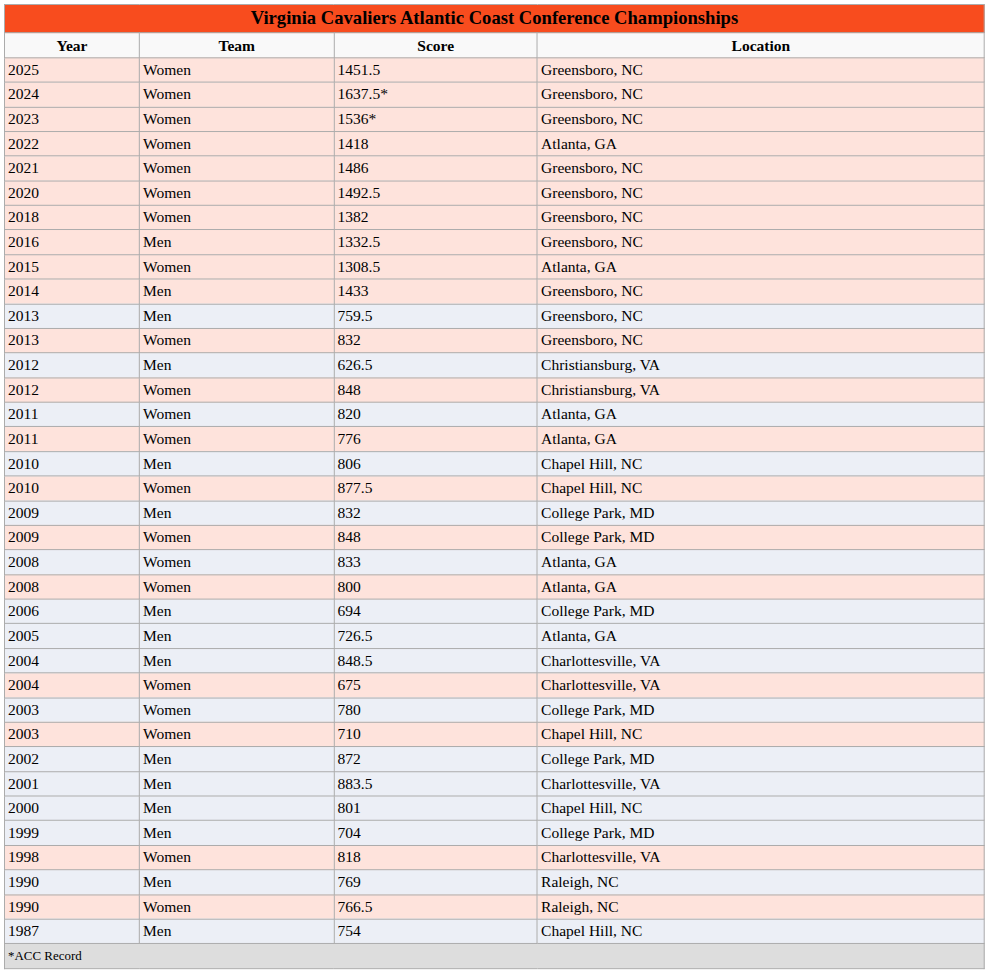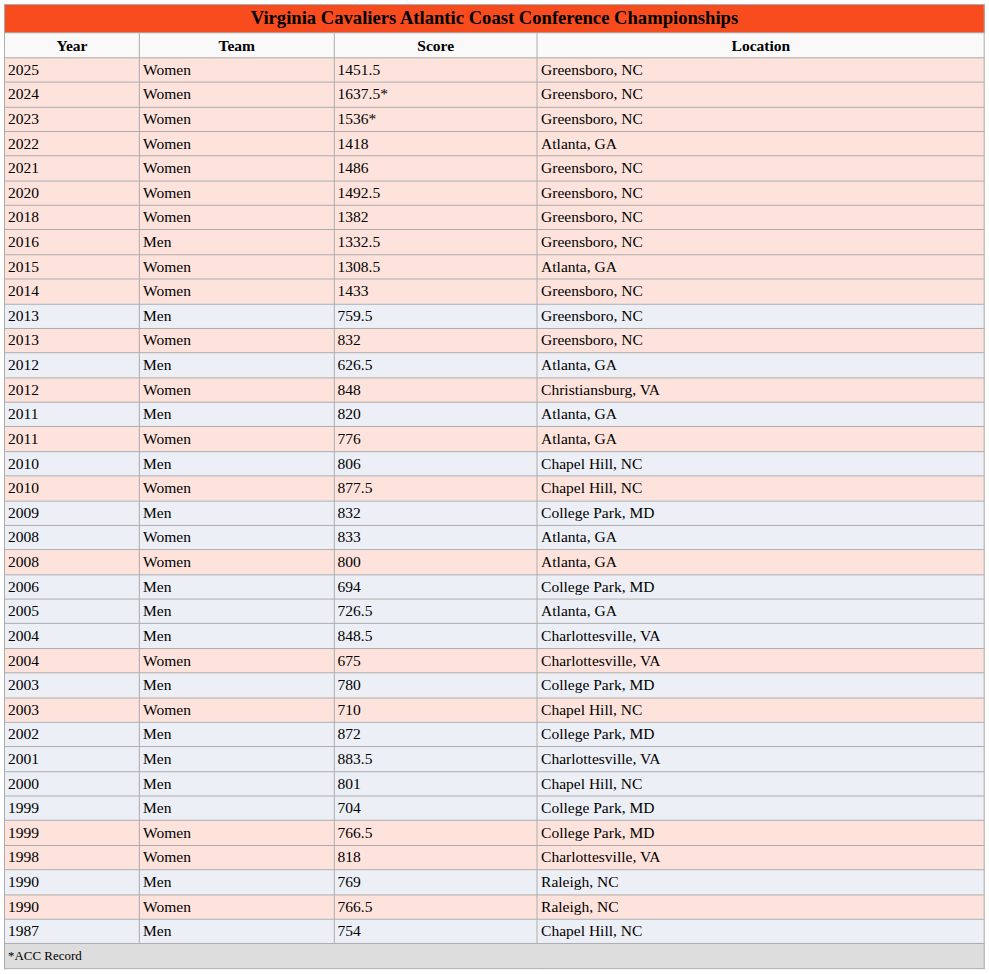(157, 291) Men -> (167, 291) Women
(601, 365) Christiansburg, VA -> (579, 365) Atlanta, GA
(167, 414) Women -> (157, 414) Men
- row: (24, 537)
(167, 709) Women -> (157, 685) Men
+ row: (24, 832)
